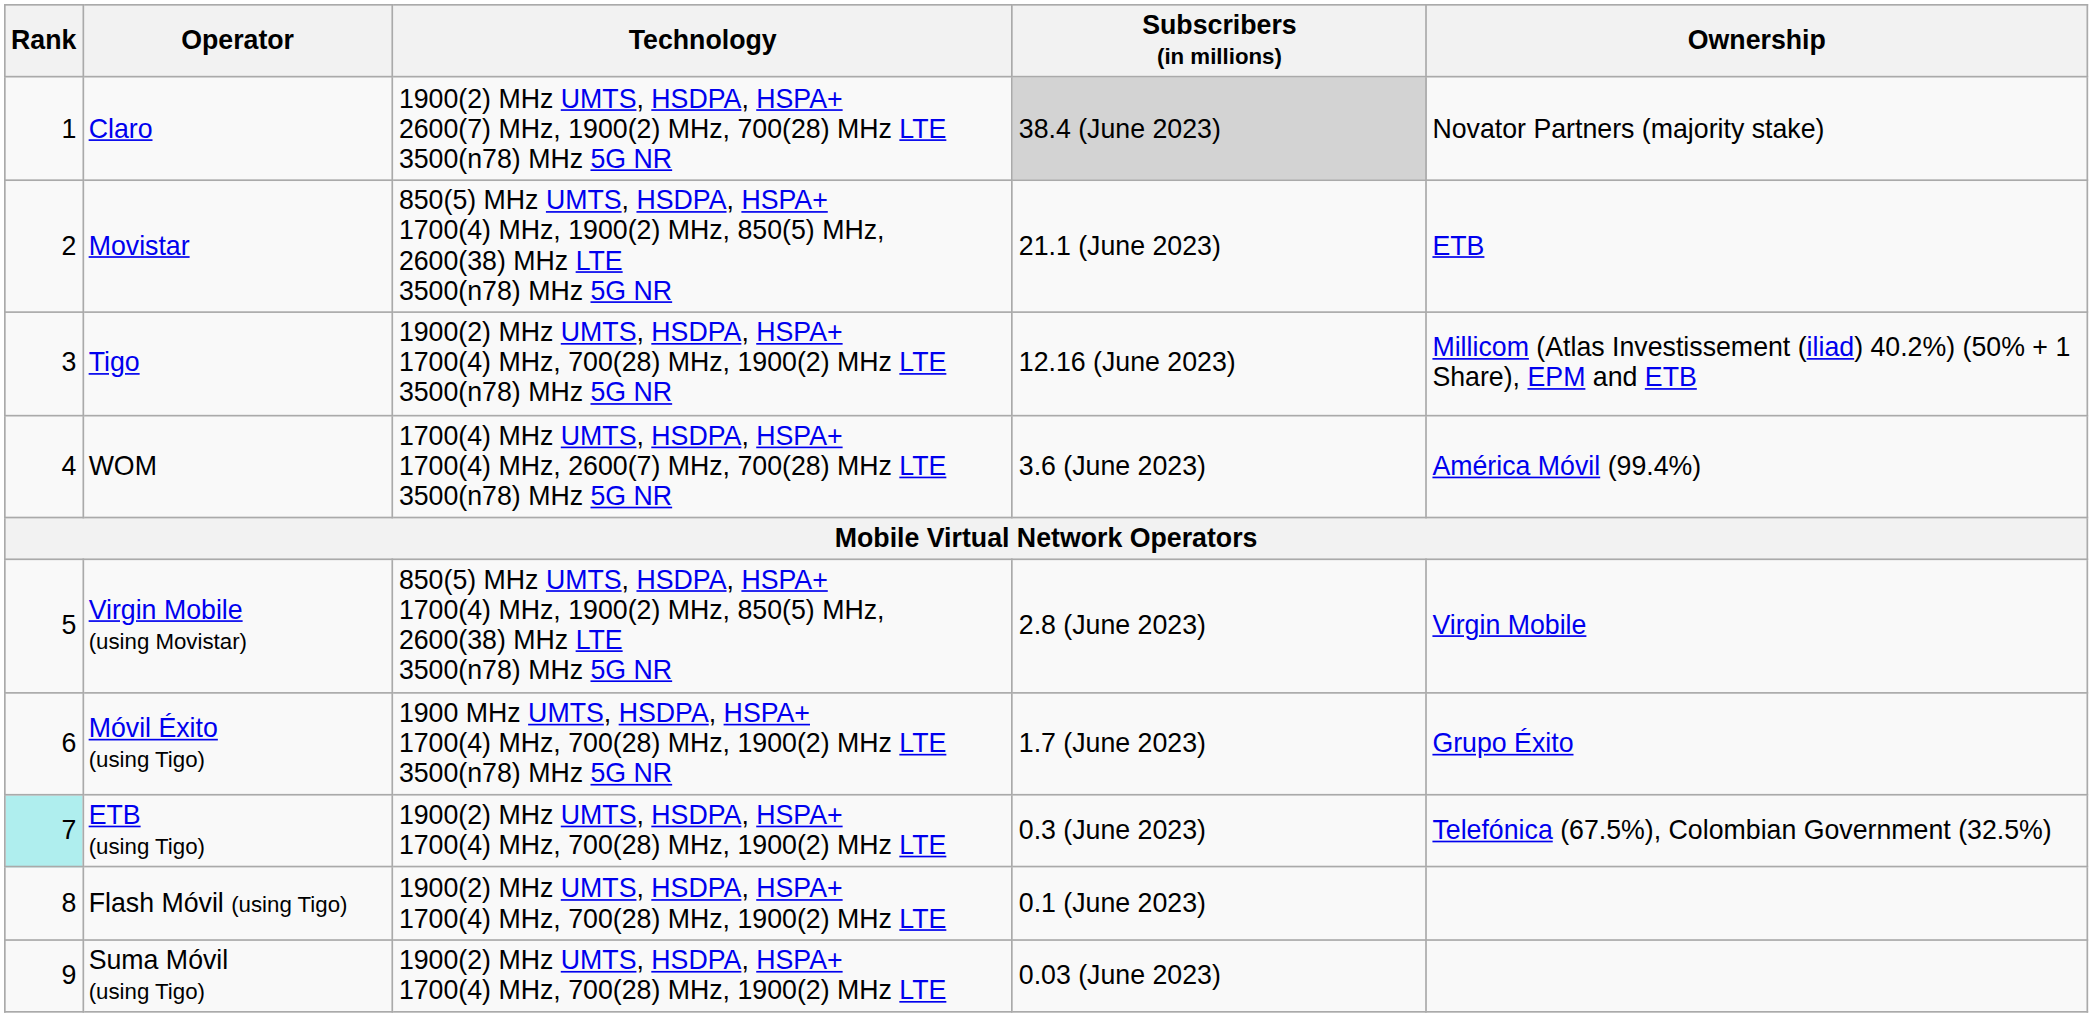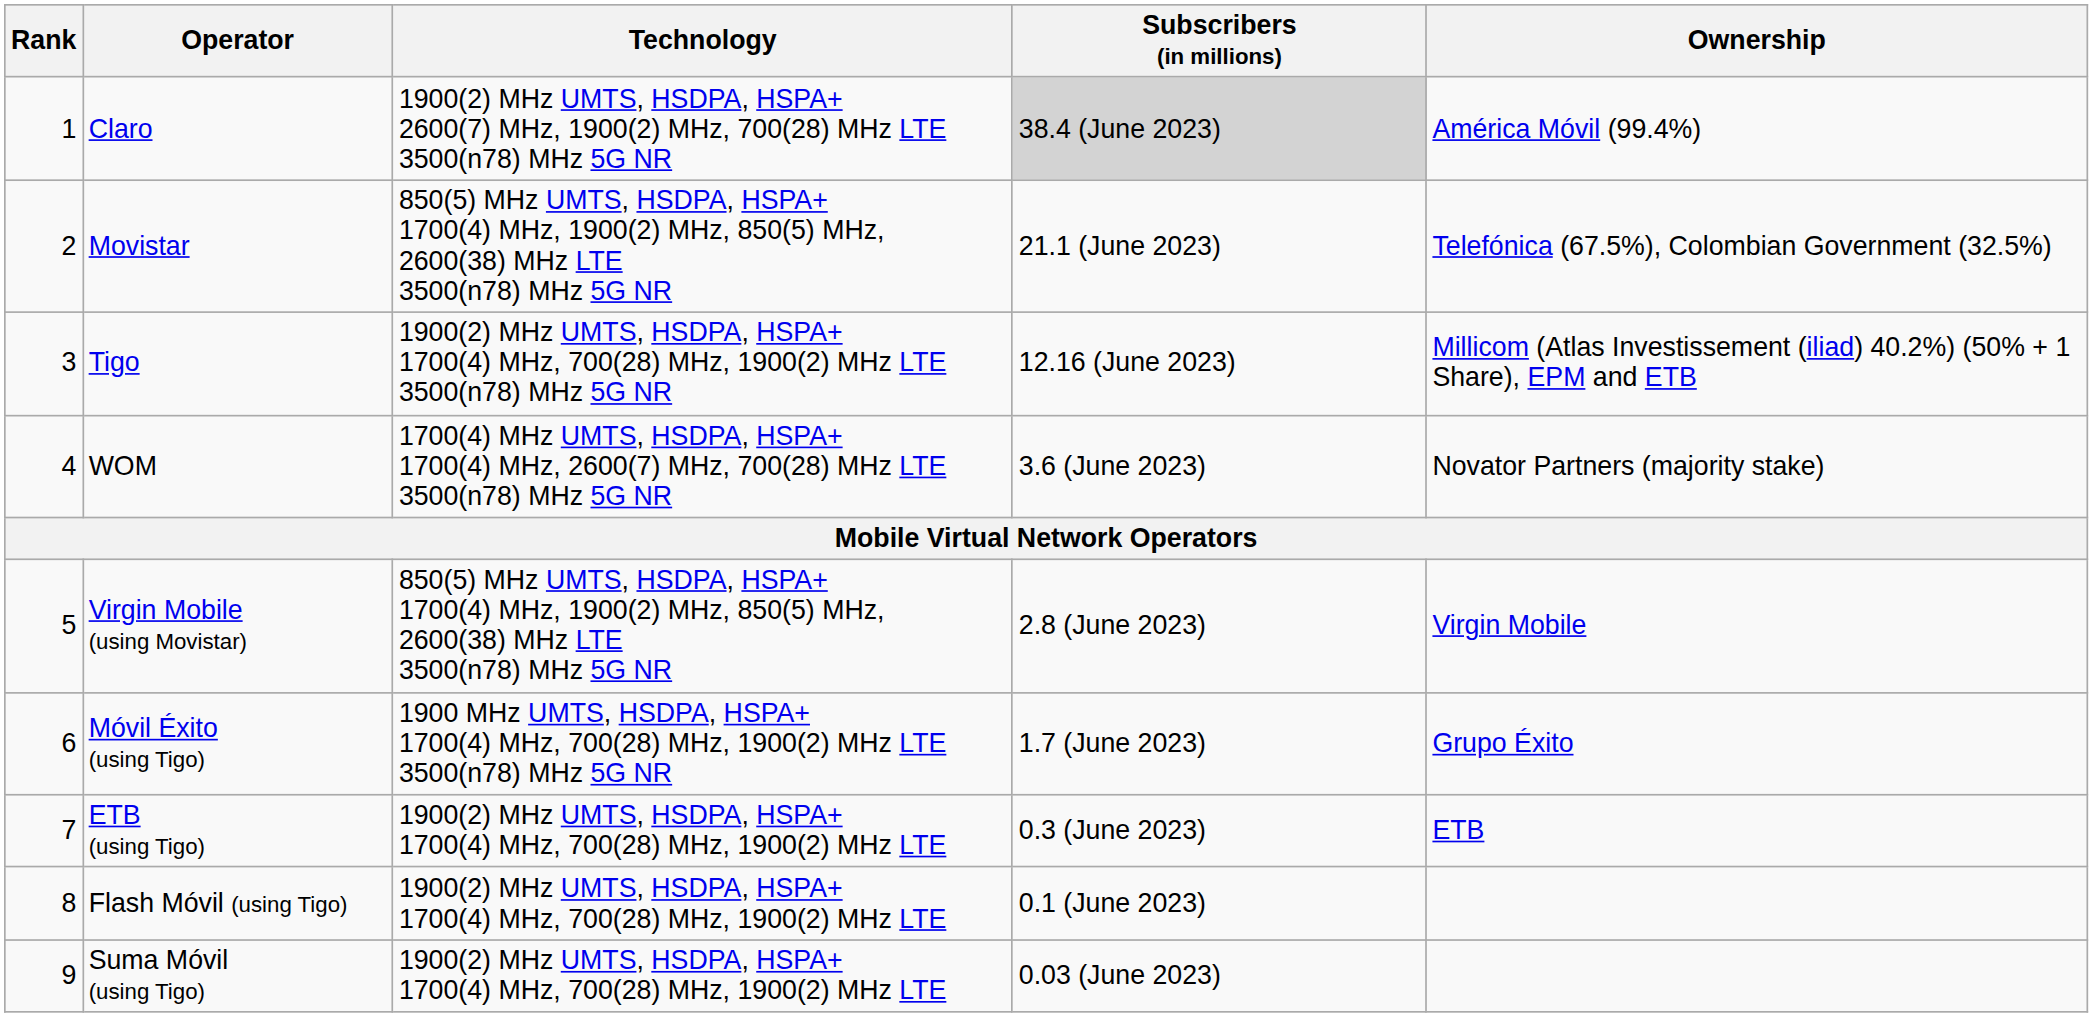(1628, 128) Novator Partners (majority stake) -> (1567, 128) América Móvil (99.4%)
(1458, 245) ETB -> (1742, 245) Telefónica (67.5%), Colombian Government (32.5%)
(1567, 465) América Móvil (99.4%) -> (1628, 465) Novator Partners (majority stake)
(69, 830) paleturquoise background -> (69, 830) no background
(1742, 830) Telefónica (67.5%), Colombian Government (32.5%) -> (1458, 830) ETB
